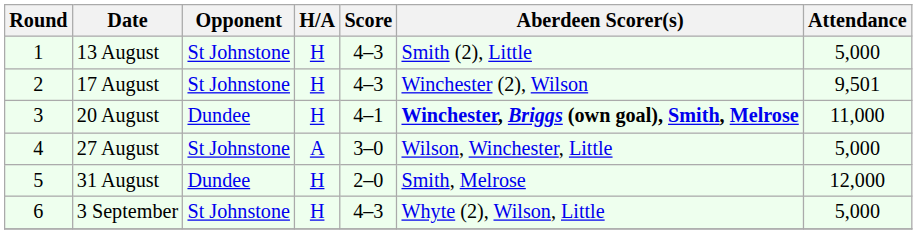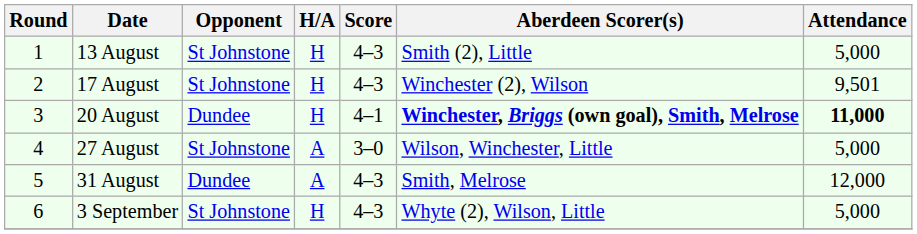(857, 116) normal -> (857, 116) bold
(317, 180) H -> (317, 180) A
(368, 180) 2–0 -> (368, 180) 4–3
